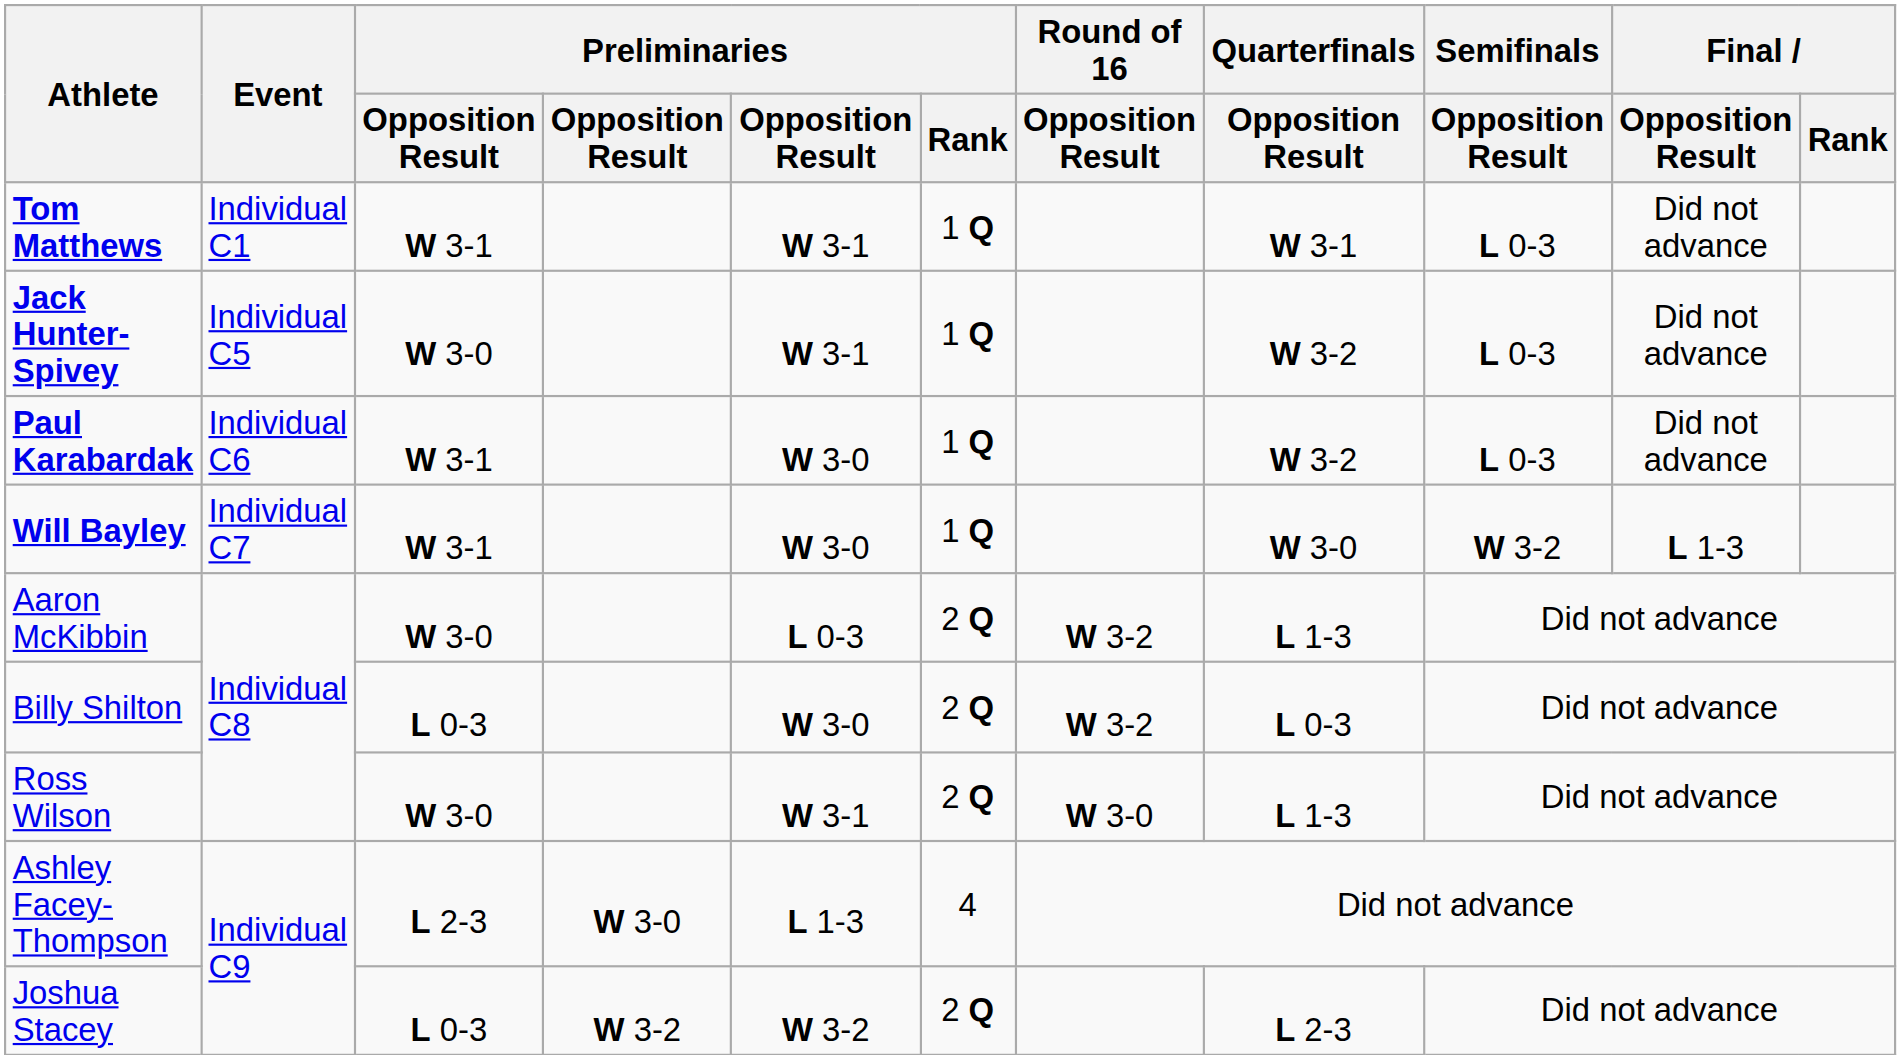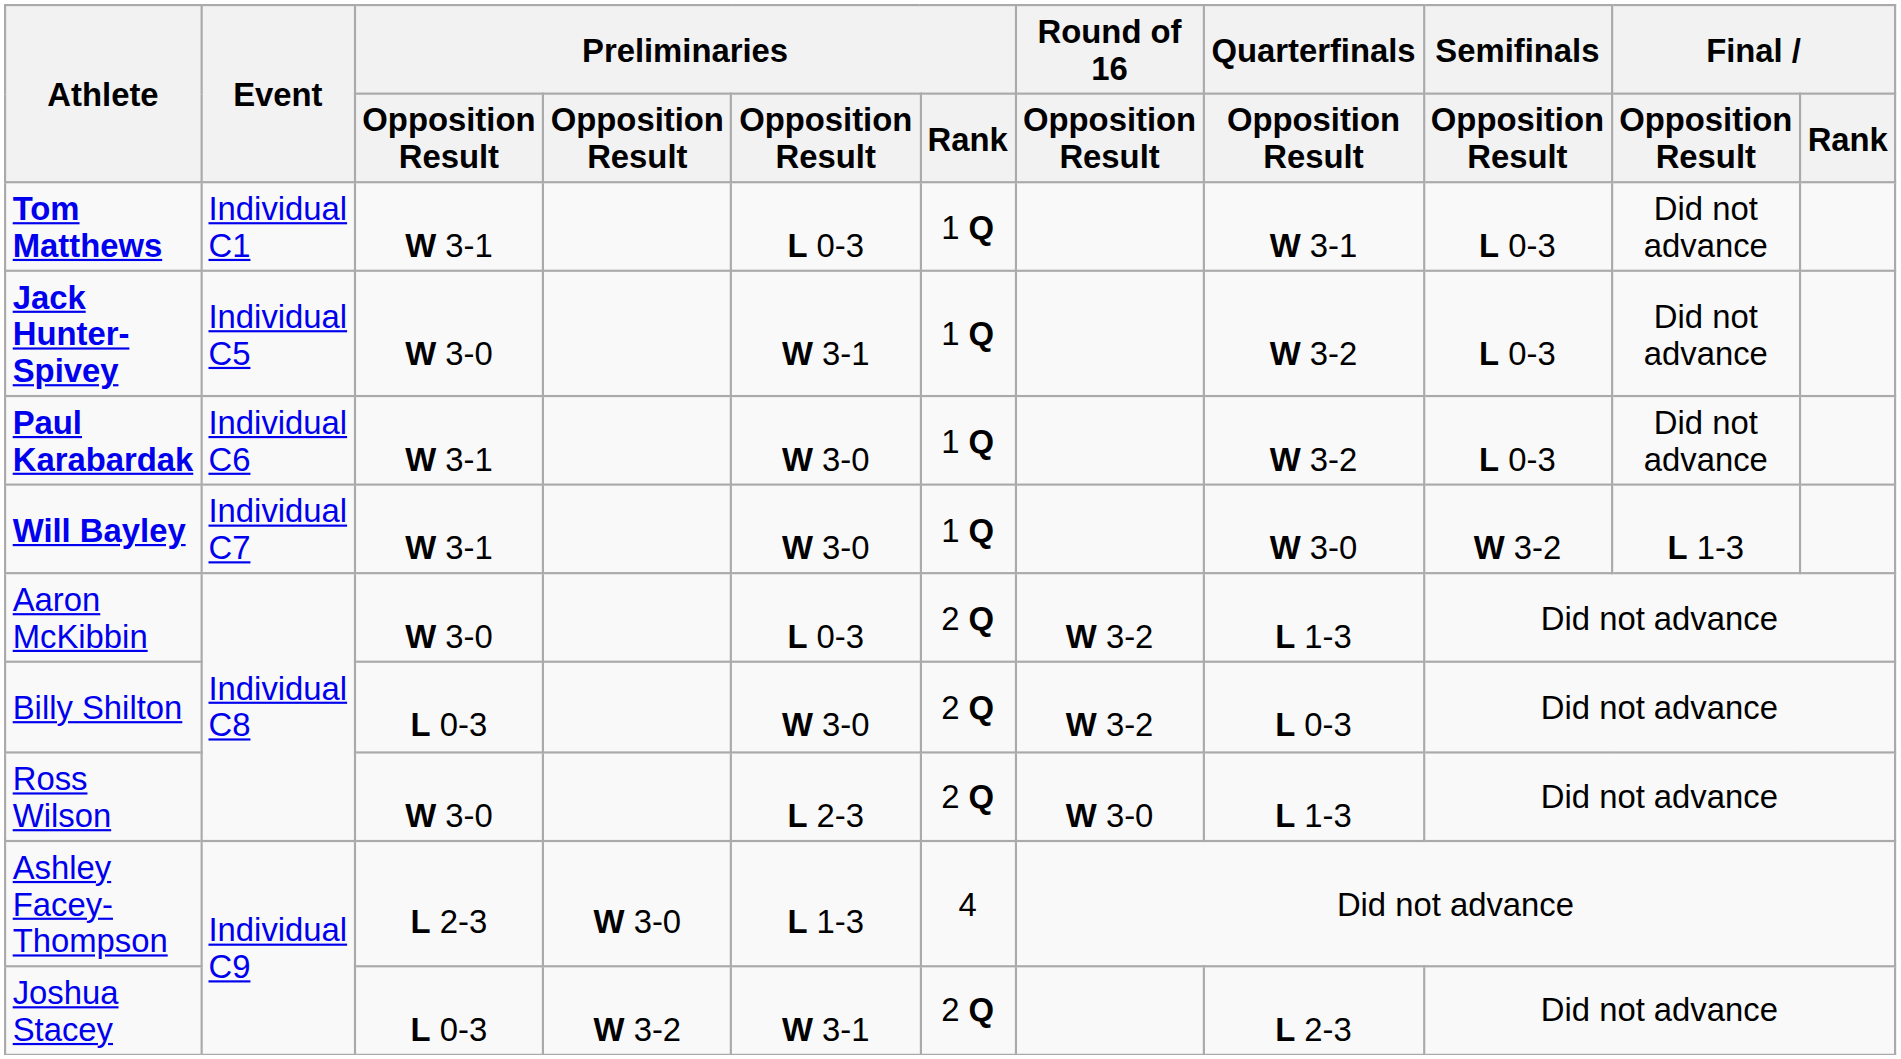(826, 245) W 3-1 -> (826, 245) L 0-3
(826, 814) W 3-1 -> (826, 814) L 2-3
(826, 1028) W 3-2 -> (826, 1028) W 3-1
